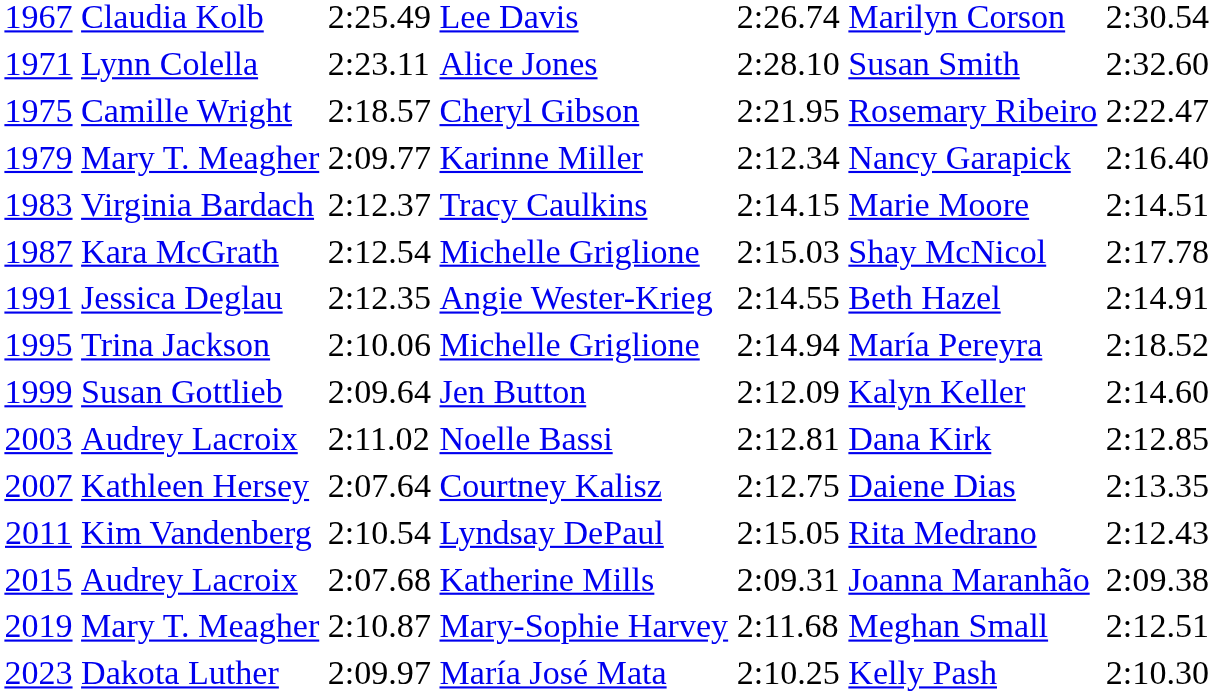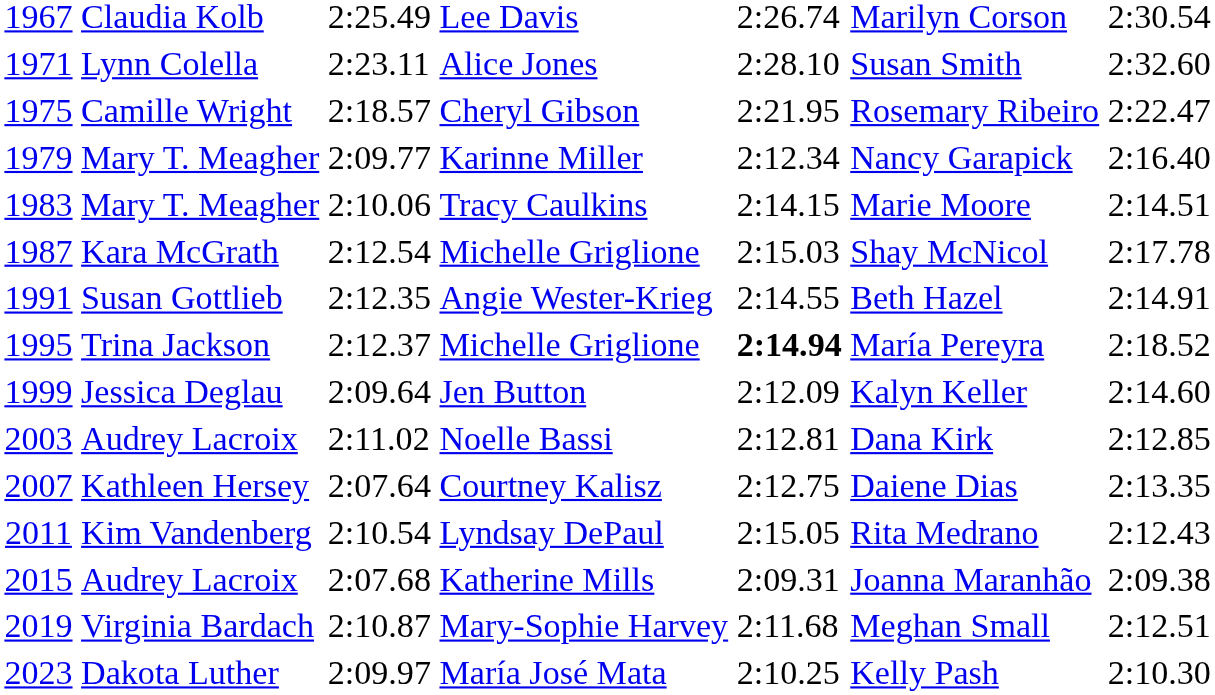(198, 204) Virginia Bardach -> (200, 204) Mary T. Meagher
(379, 204) 2:12.37 -> (379, 204) 2:10.06
(182, 298) Jessica Deglau -> (182, 298) Susan Gottlieb
(379, 345) 2:10.06 -> (379, 345) 2:12.37
(788, 345) normal -> (789, 345) bold
(182, 391) Susan Gottlieb -> (182, 391) Jessica Deglau
(200, 626) Mary T. Meagher -> (198, 626) Virginia Bardach
